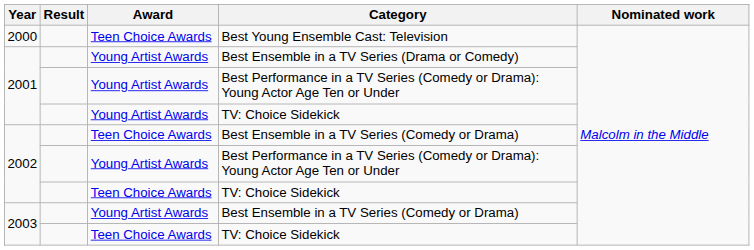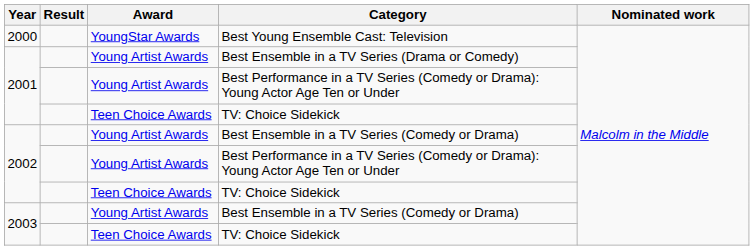(151, 36) Teen Choice Awards -> (145, 36) YoungStar Awards
(149, 114) Young Artist Awards -> (151, 114) Teen Choice Awards
(151, 135) Teen Choice Awards -> (149, 135) Young Artist Awards
